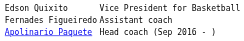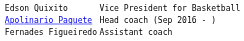rows swapped: (49, 32) <-> (51, 20)
